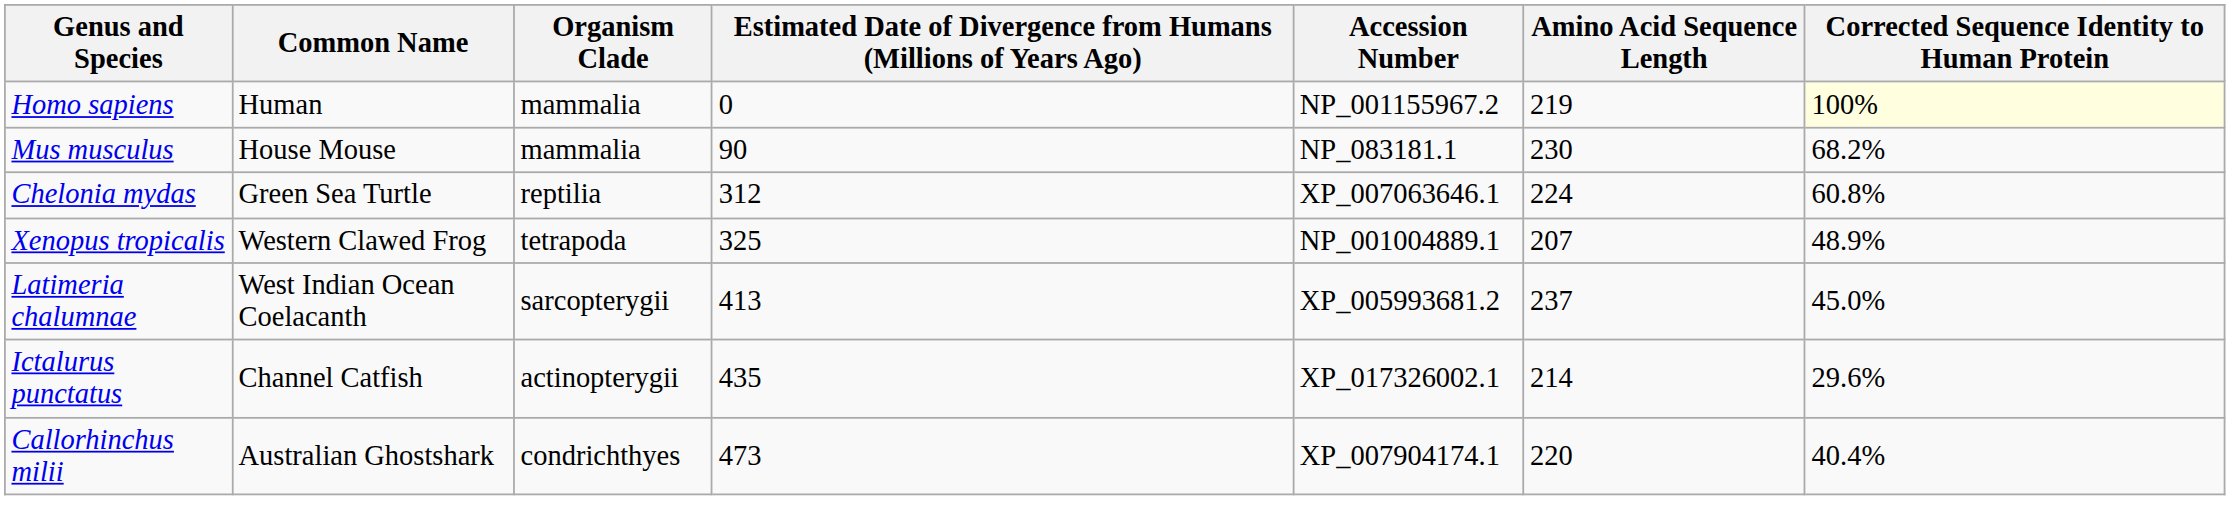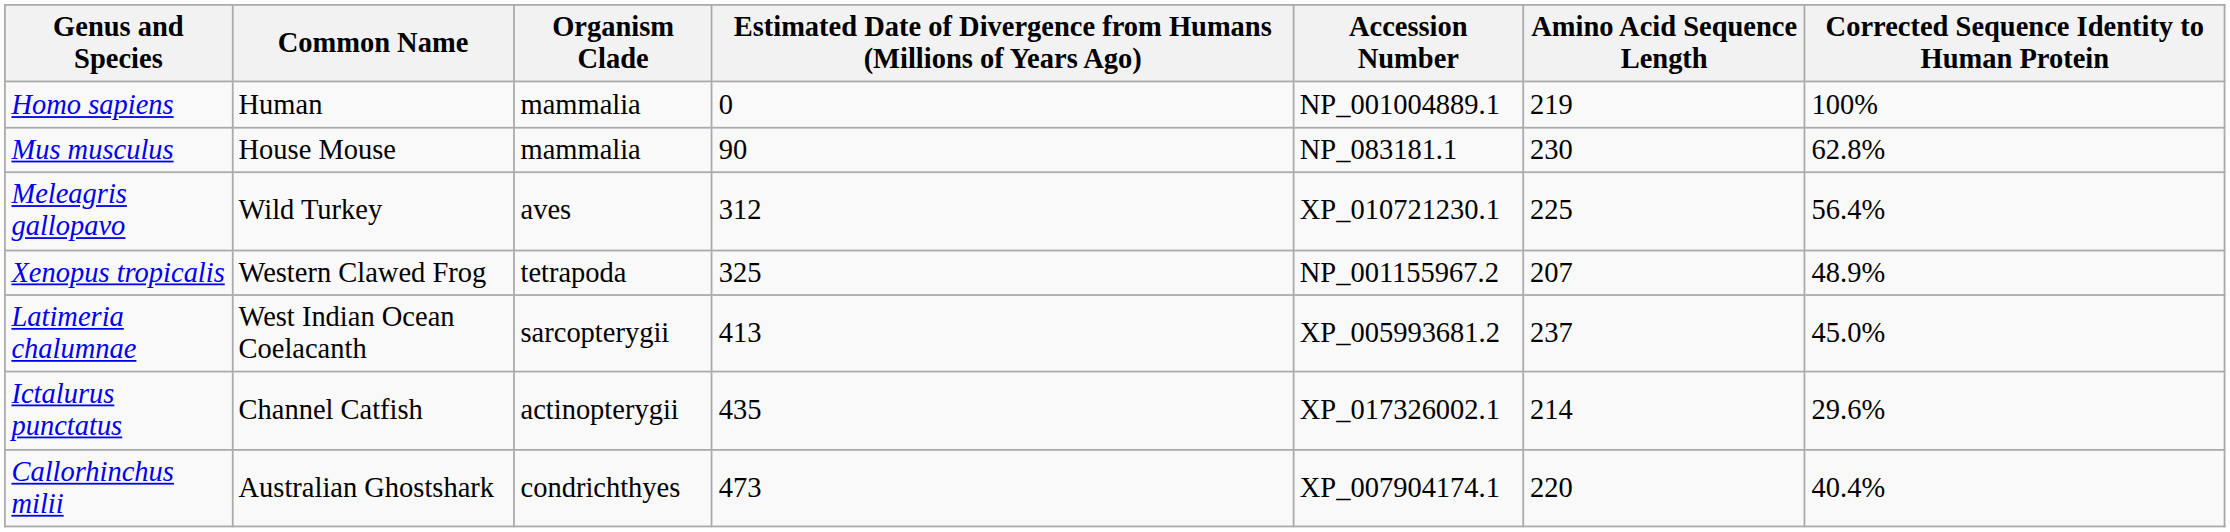(1399, 104) NP_001155967.2 -> (1400, 104) NP_001004889.1
(1845, 104) lightyellow background -> (1845, 104) no background
(1848, 149) 68.2% -> (1848, 149) 62.8%
+ row: (69, 210)
- row: (104, 194)
(1400, 239) NP_001004889.1 -> (1399, 271) NP_001155967.2
